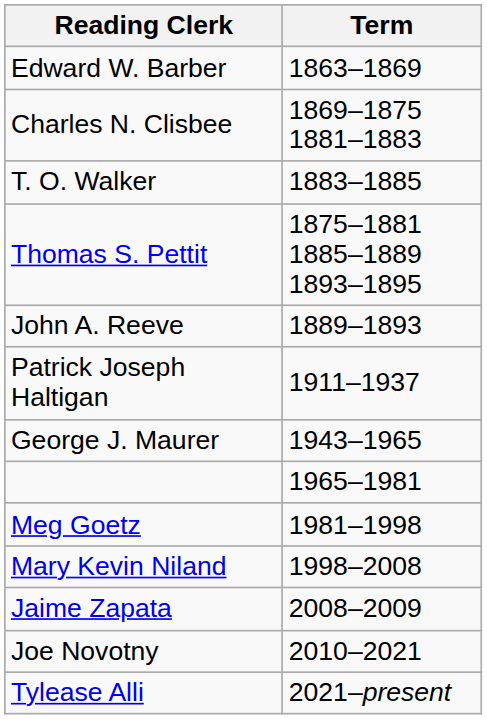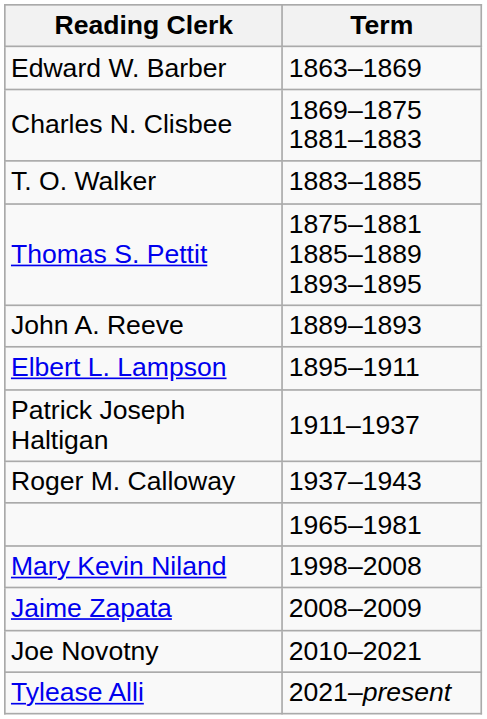+ row: (119, 367)
+ row: (123, 482)
- row: (115, 439)
- row: (76, 524)
